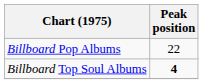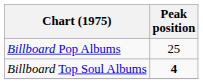(174, 48) 22 -> (174, 48) 25
